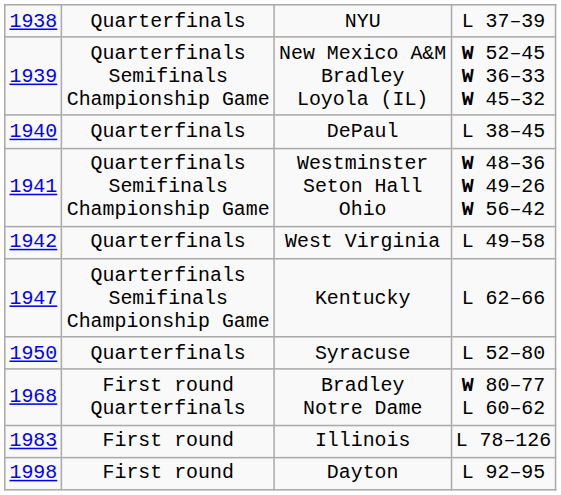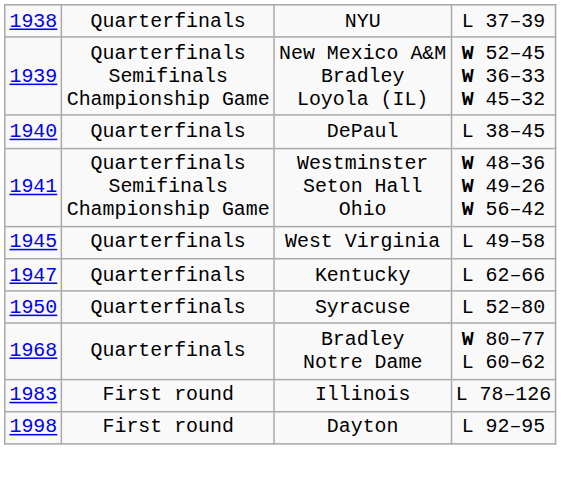(33, 242) 1942 -> (33, 242) 1945
(168, 298) Quarterfinals Semifinals Championship Game -> (168, 275) Quarterfinals
(168, 397) First round Quarterfinals -> (168, 351) Quarterfinals
